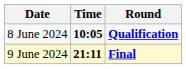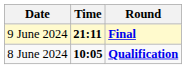rows swapped: (37, 34) <-> (37, 53)
